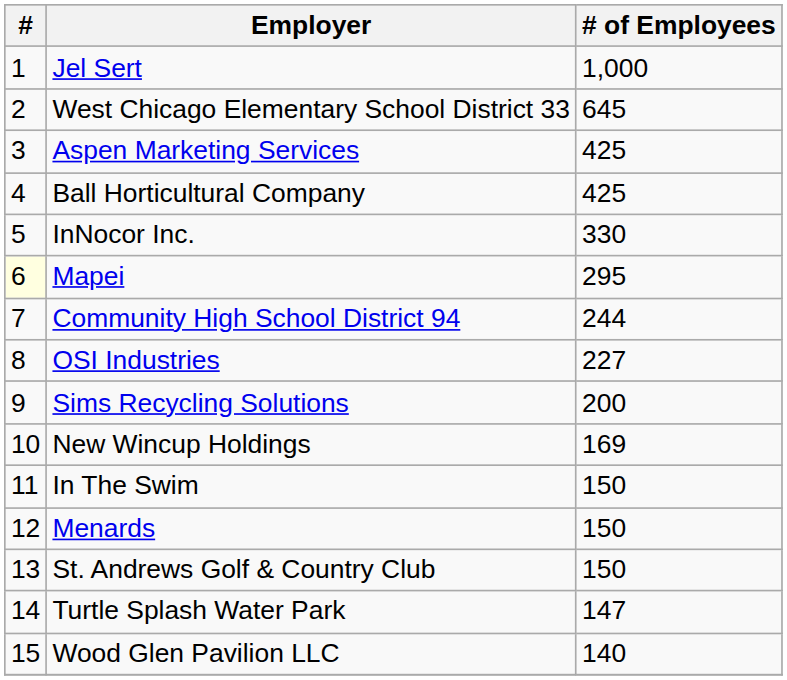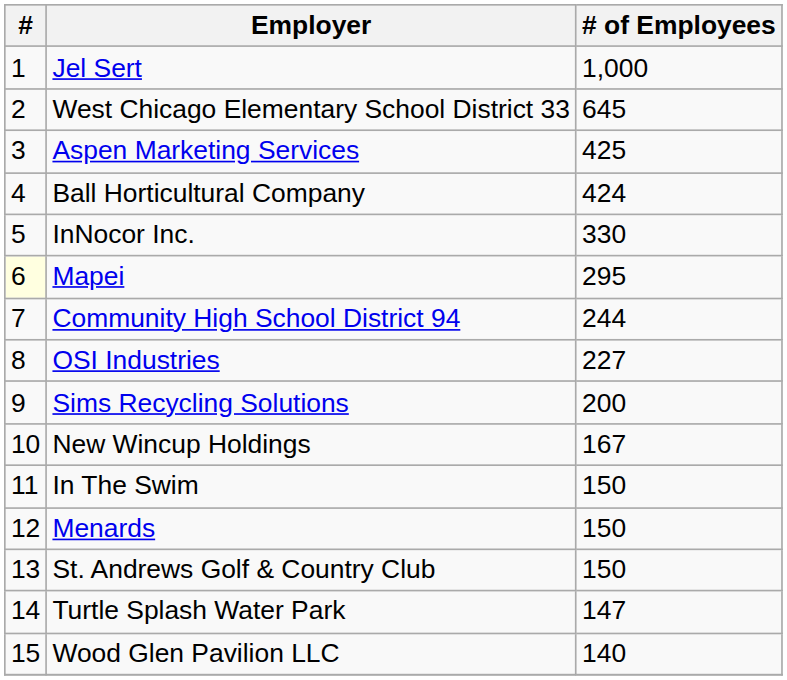(604, 192) 425 -> (604, 192) 424
(604, 444) 169 -> (604, 444) 167
